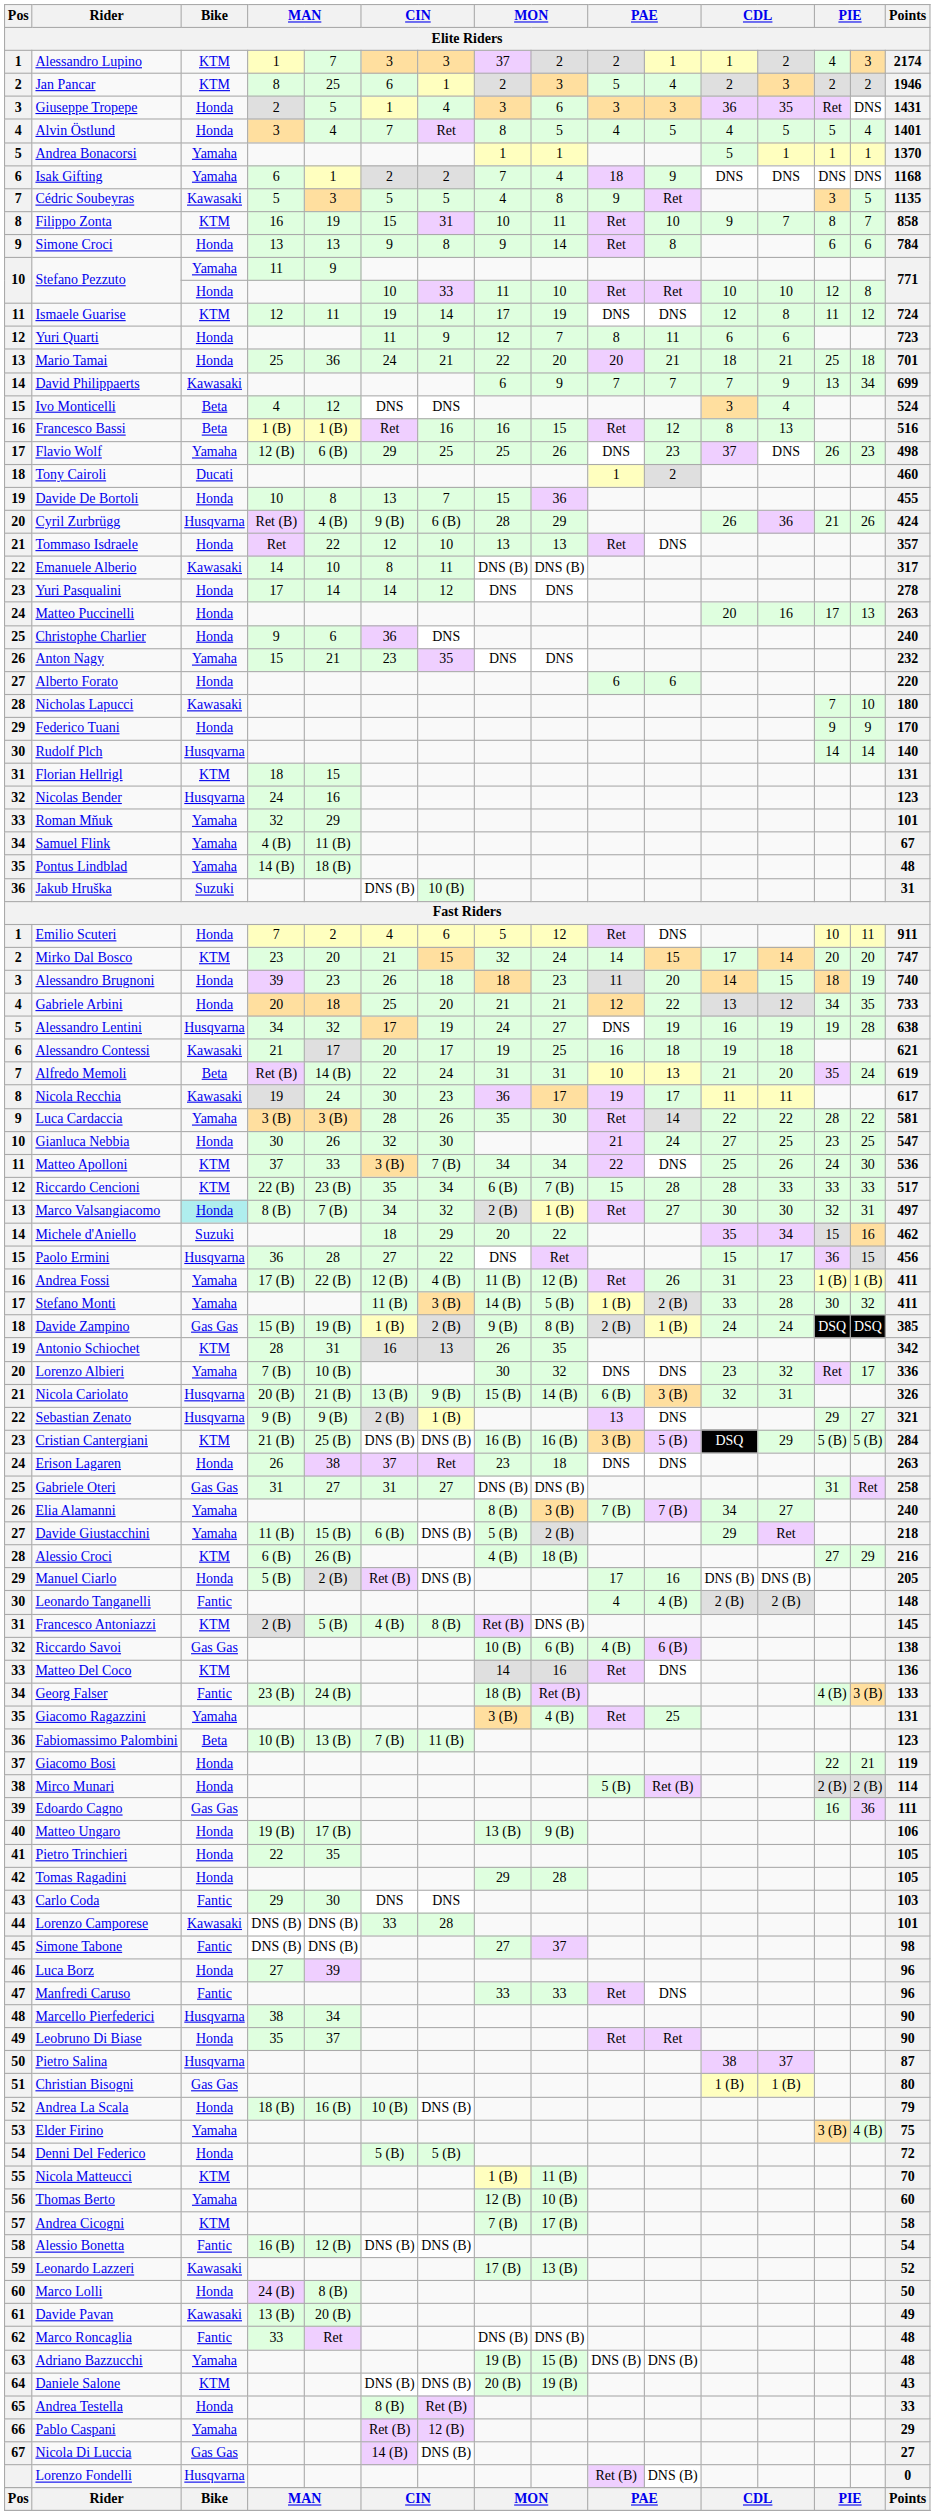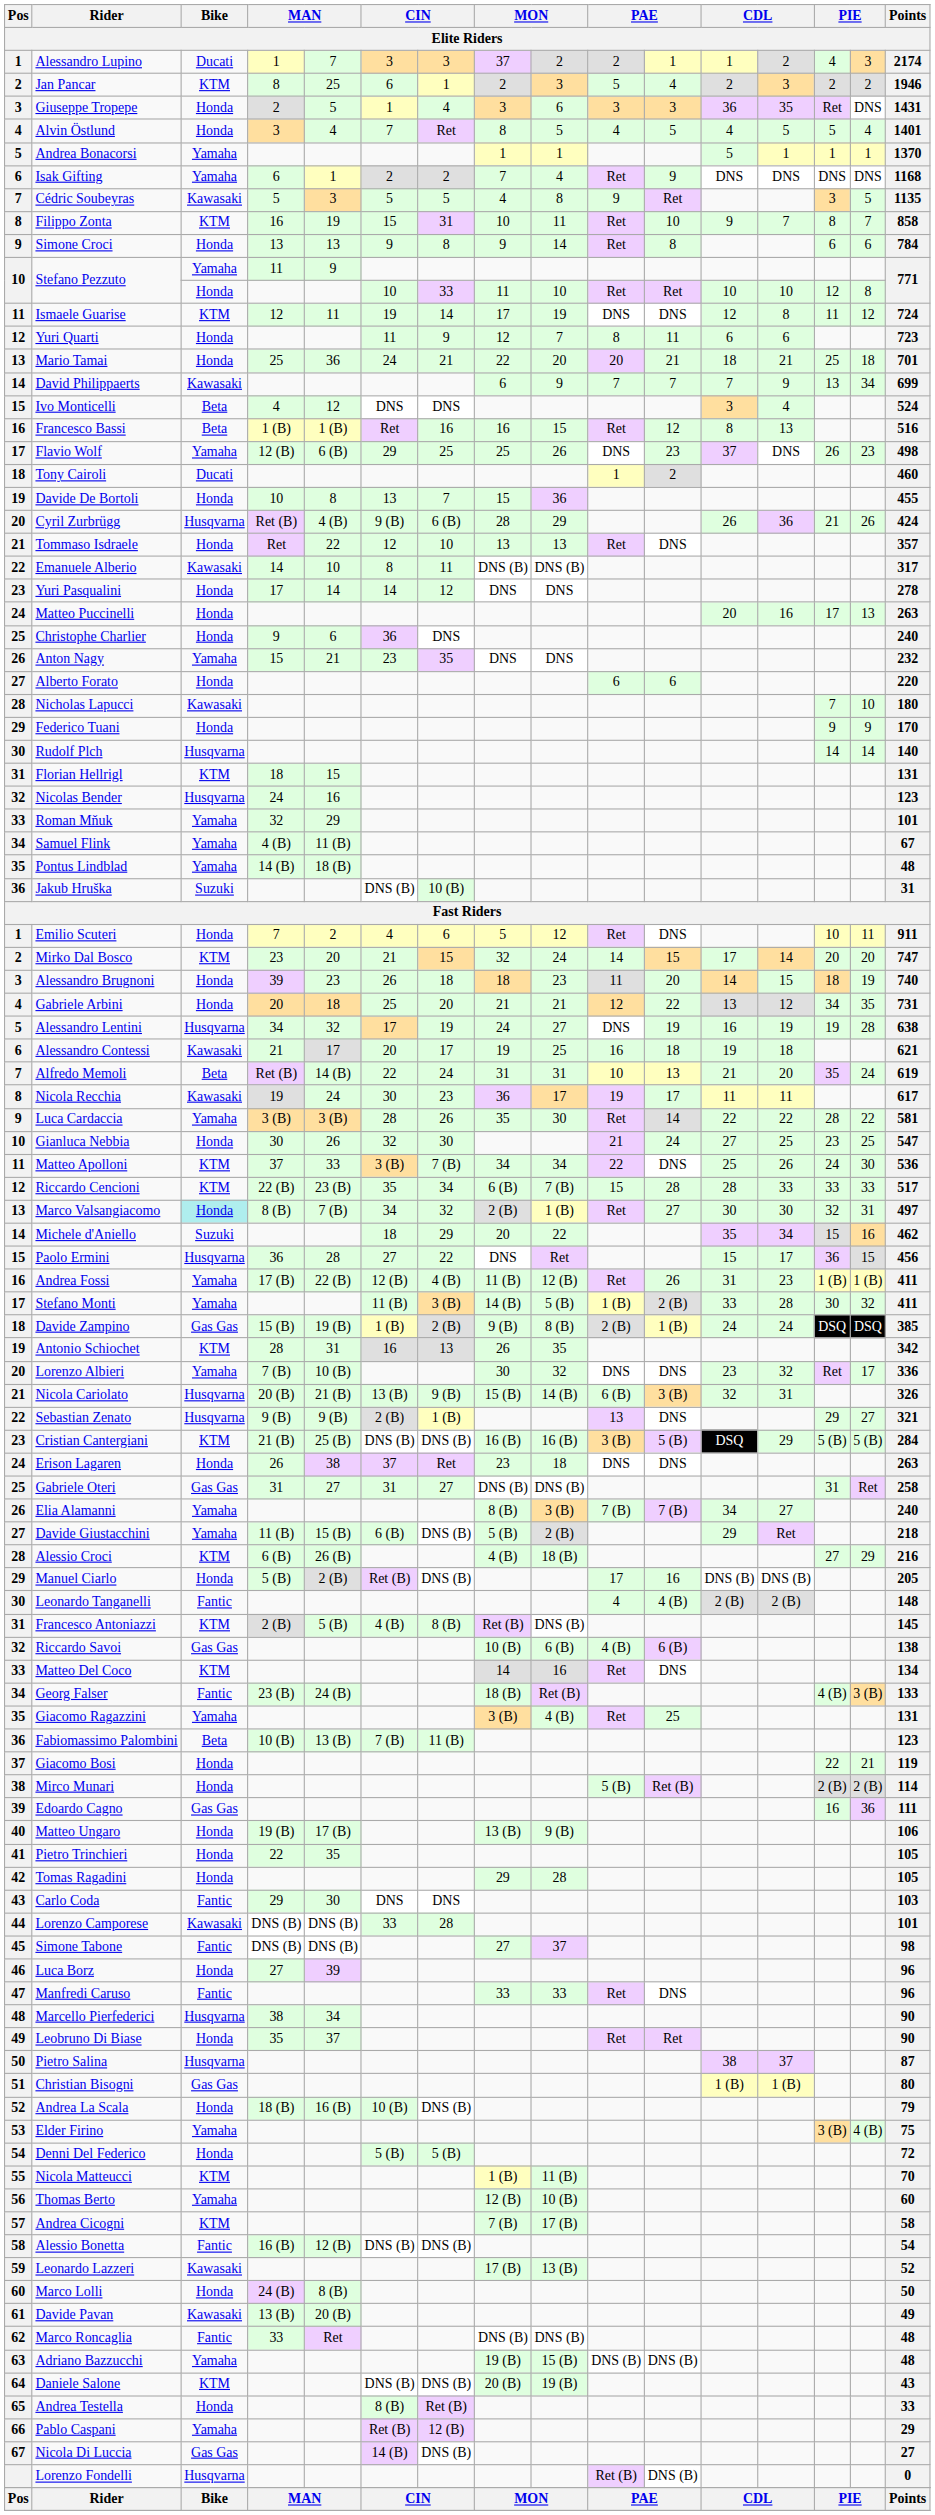(215, 61) KTM -> (215, 61) Ducati
(616, 176) 18 -> (616, 176) Ret
(908, 1004) 733 -> (908, 1004) 731
(908, 1671) 136 -> (908, 1671) 134
